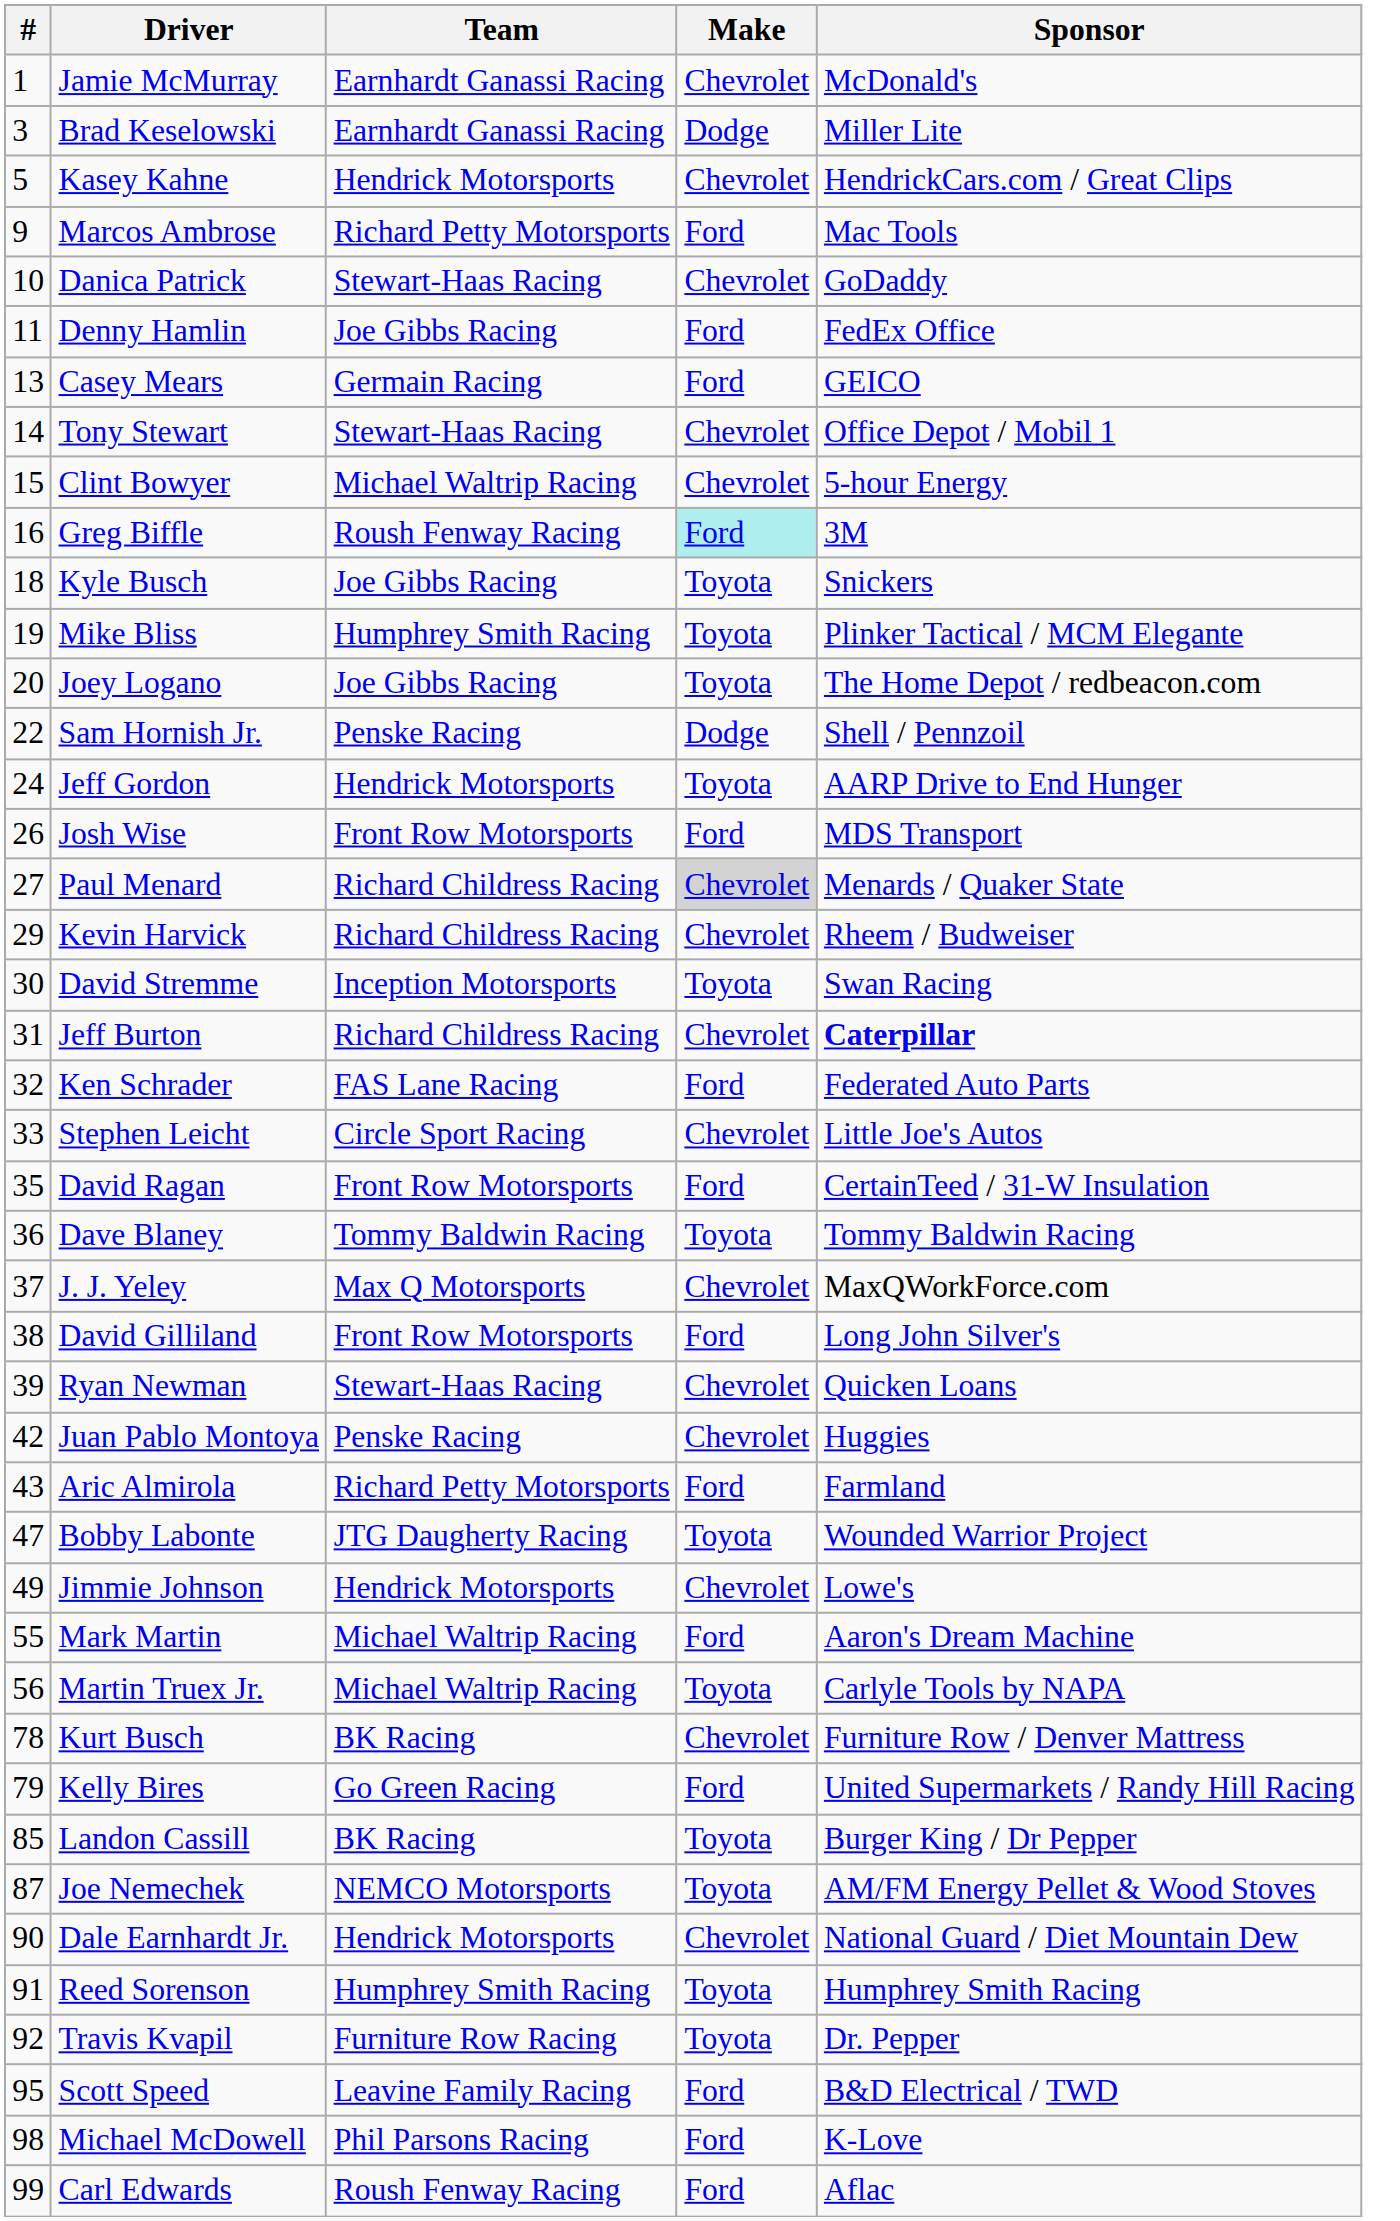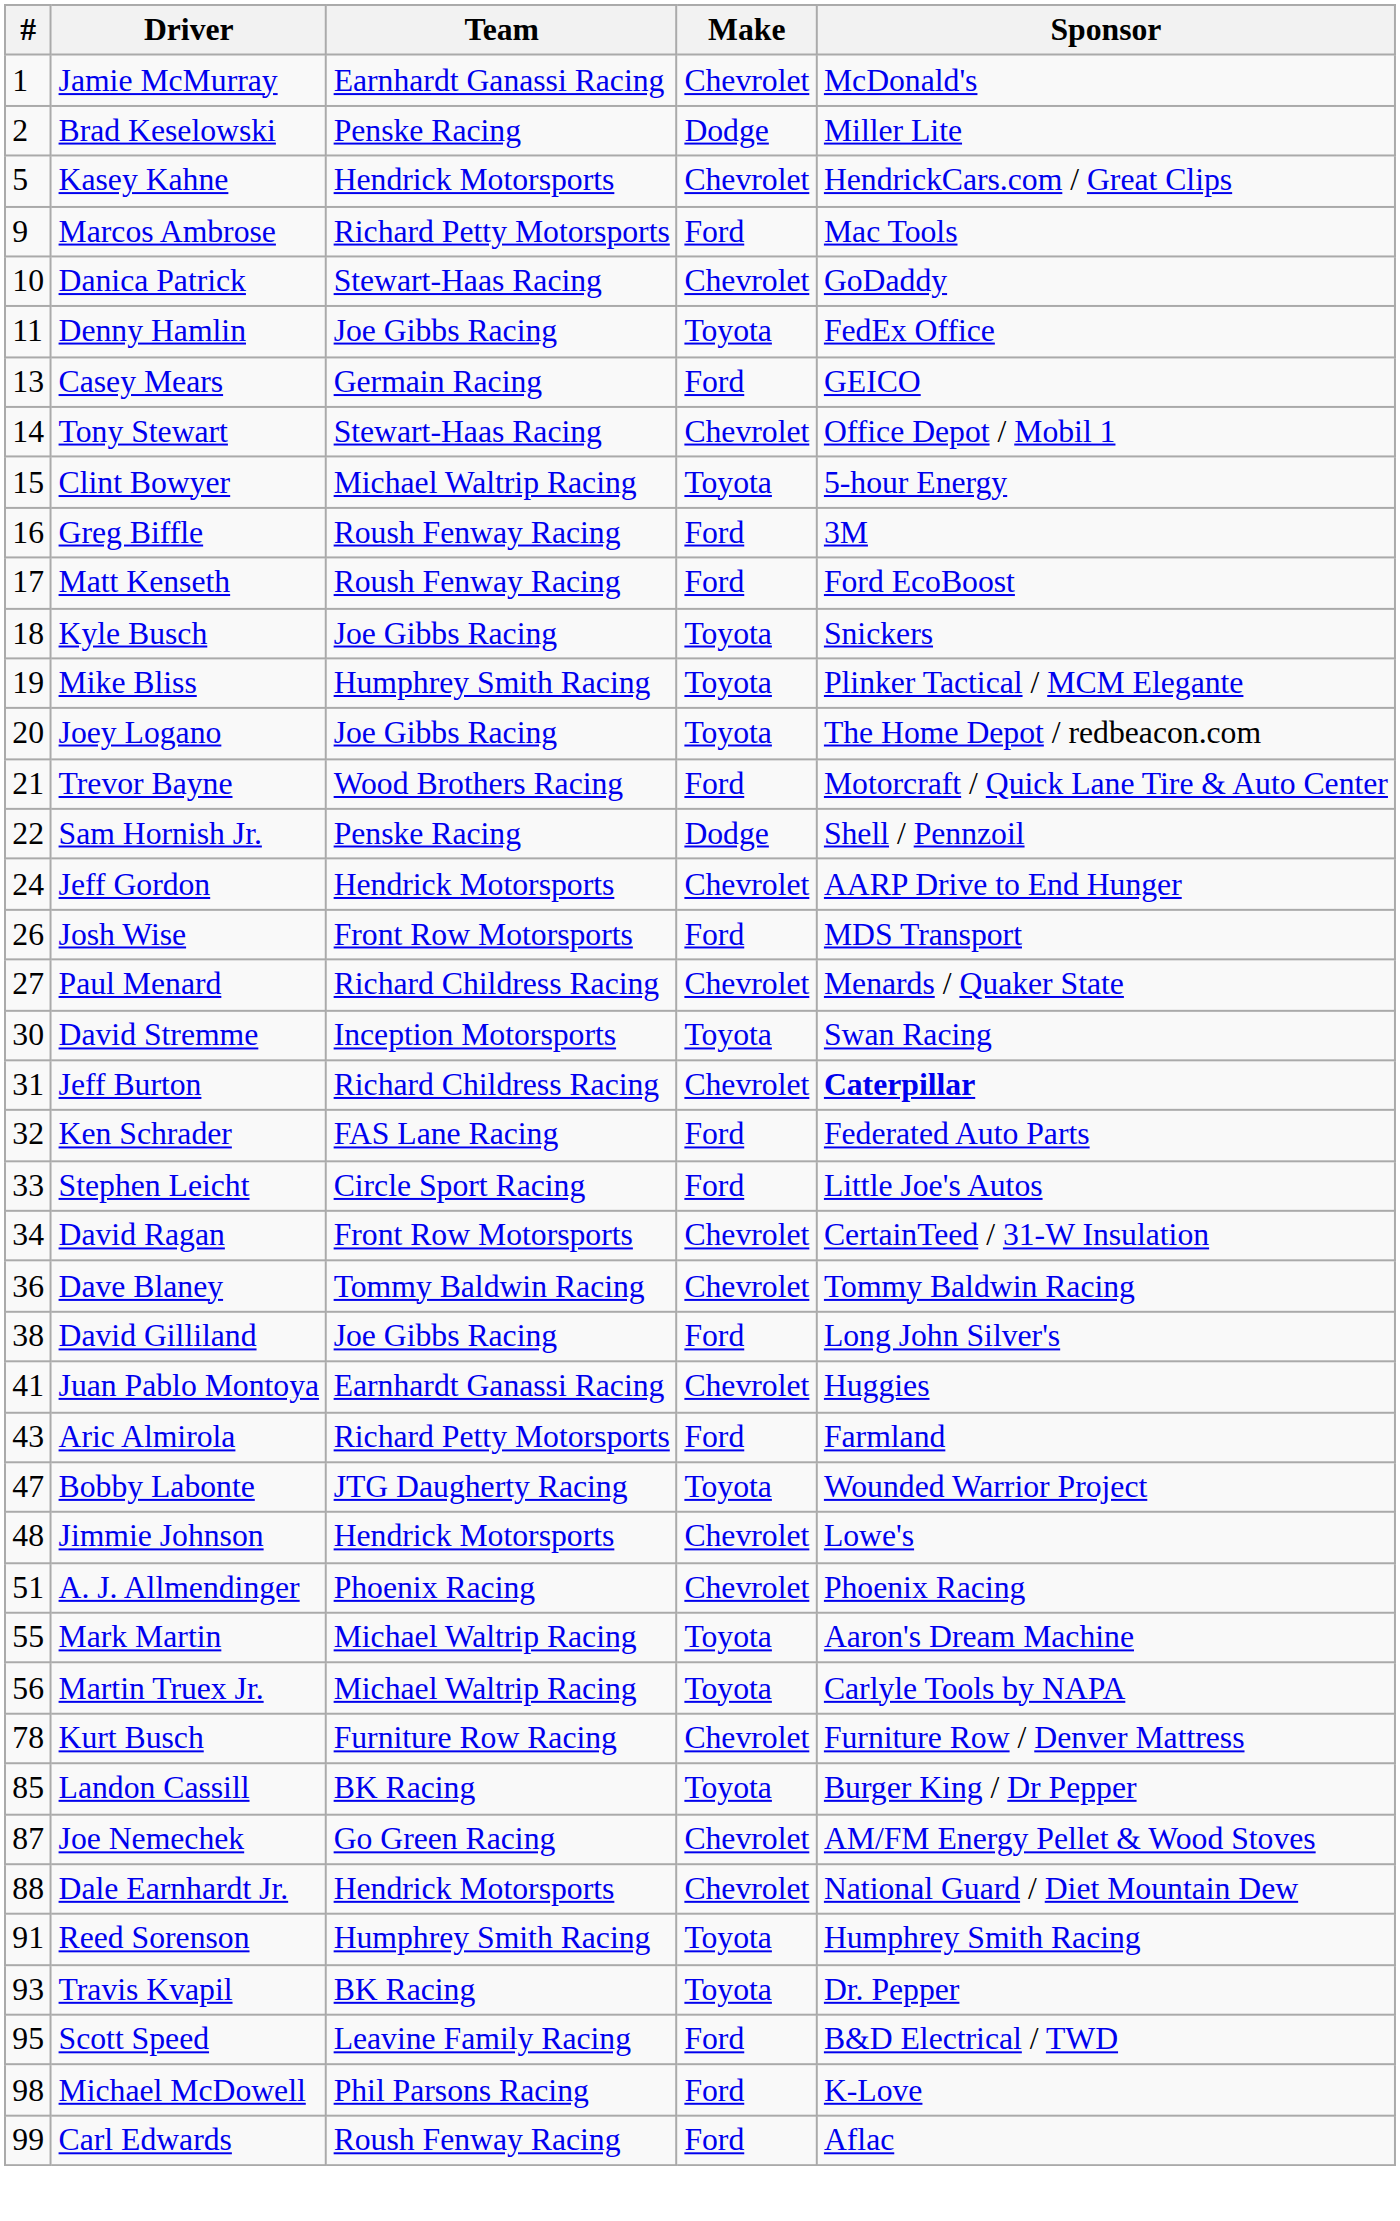(20, 130) 3 -> (20, 130) 2
(499, 130) Earnhardt Ganassi Racing -> (427, 130) Penske Racing
(714, 331) Ford -> (728, 331) Toyota
(747, 481) Chevrolet -> (728, 481) Toyota
(714, 532) paleturquoise background -> (714, 532) no background
+ row: (144, 582)
+ row: (146, 783)
(728, 783) Toyota -> (747, 883) Chevrolet
(747, 883) lightgrey background -> (747, 984) no background
- row: (152, 933)
(747, 1134) Chevrolet -> (714, 1185) Ford
(28, 1185) 35 -> (28, 1235) 34
(714, 1185) Ford -> (747, 1235) Chevrolet
(728, 1235) Toyota -> (747, 1285) Chevrolet
- row: (122, 1285)
(483, 1335) Front Row Motorsports -> (445, 1335) Joe Gibbs Racing
- row: (153, 1386)
(28, 1436) 42 -> (28, 1386) 41
(427, 1436) Penske Racing -> (499, 1386) Earnhardt Ganassi Racing
(28, 1587) 49 -> (28, 1536) 48
+ row: (179, 1587)
(714, 1637) Ford -> (728, 1637) Toyota
(404, 1737) BK Racing -> (475, 1737) Furniture Row Racing
- row: (131, 1788)
(472, 1888) NEMCO Motorsports -> (444, 1838) Go Green Racing
(728, 1888) Toyota -> (747, 1838) Chevrolet
(28, 1938) 90 -> (28, 1888) 88
(28, 2039) 92 -> (28, 1989) 93
(475, 2039) Furniture Row Racing -> (404, 1989) BK Racing
